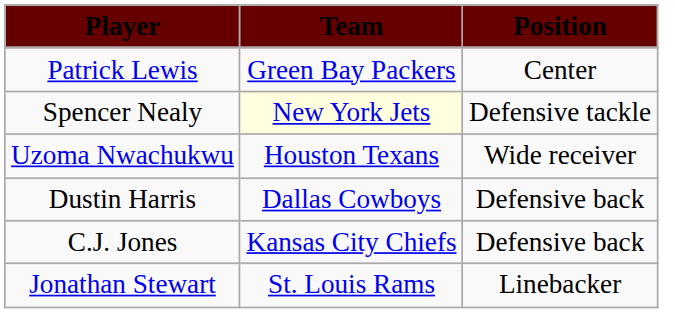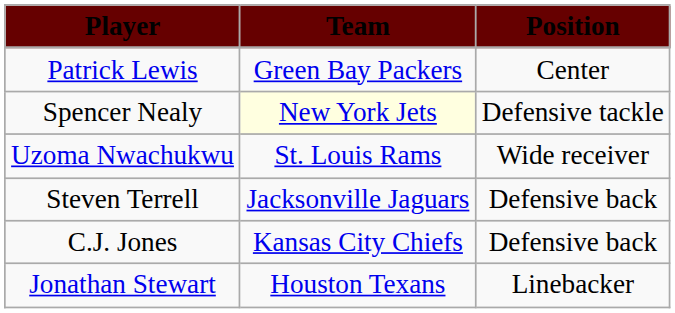(351, 155) Houston Texans -> (358, 155) St. Louis Rams
- row: (123, 198)
+ row: (123, 198)
(352, 284) St. Louis Rams -> (358, 284) Houston Texans
